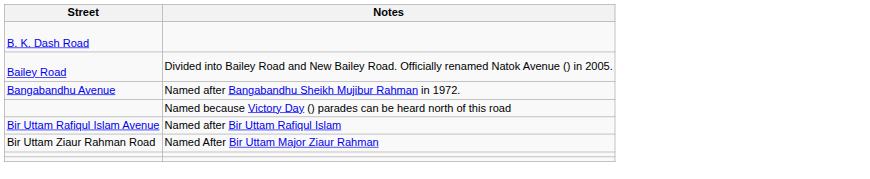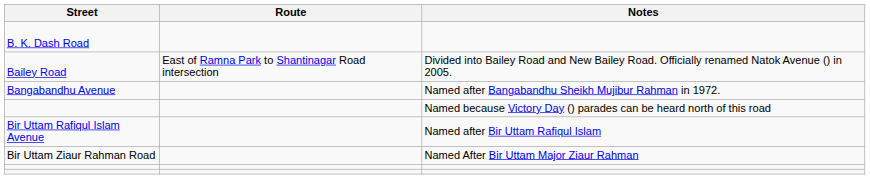+ column: (291, 13)
